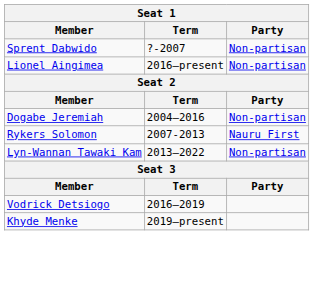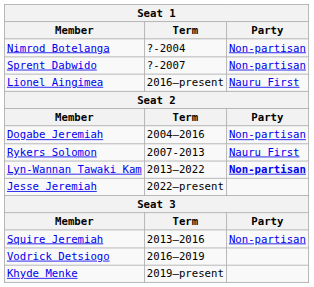+ row: (58, 48)
(267, 65) Non-partisan -> (264, 83) Nauru First
(267, 152) normal -> (267, 169) bold
+ row: (52, 187)
+ row: (55, 239)
